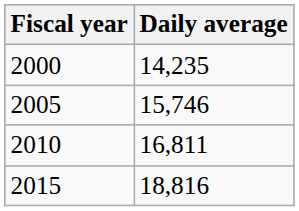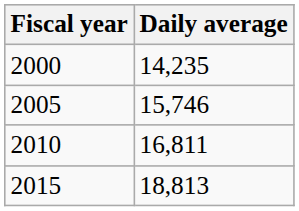(174, 184) 18,816 -> (174, 184) 18,813
